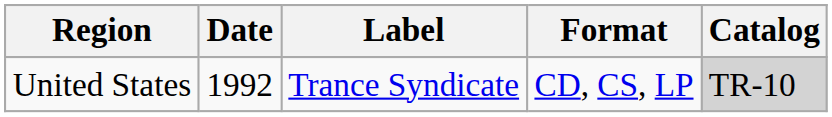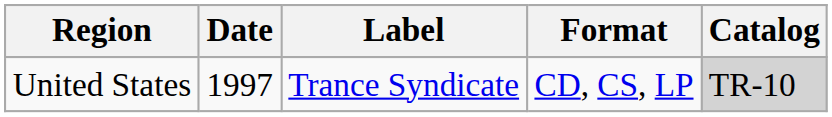(240, 83) 1992 -> (240, 83) 1997
